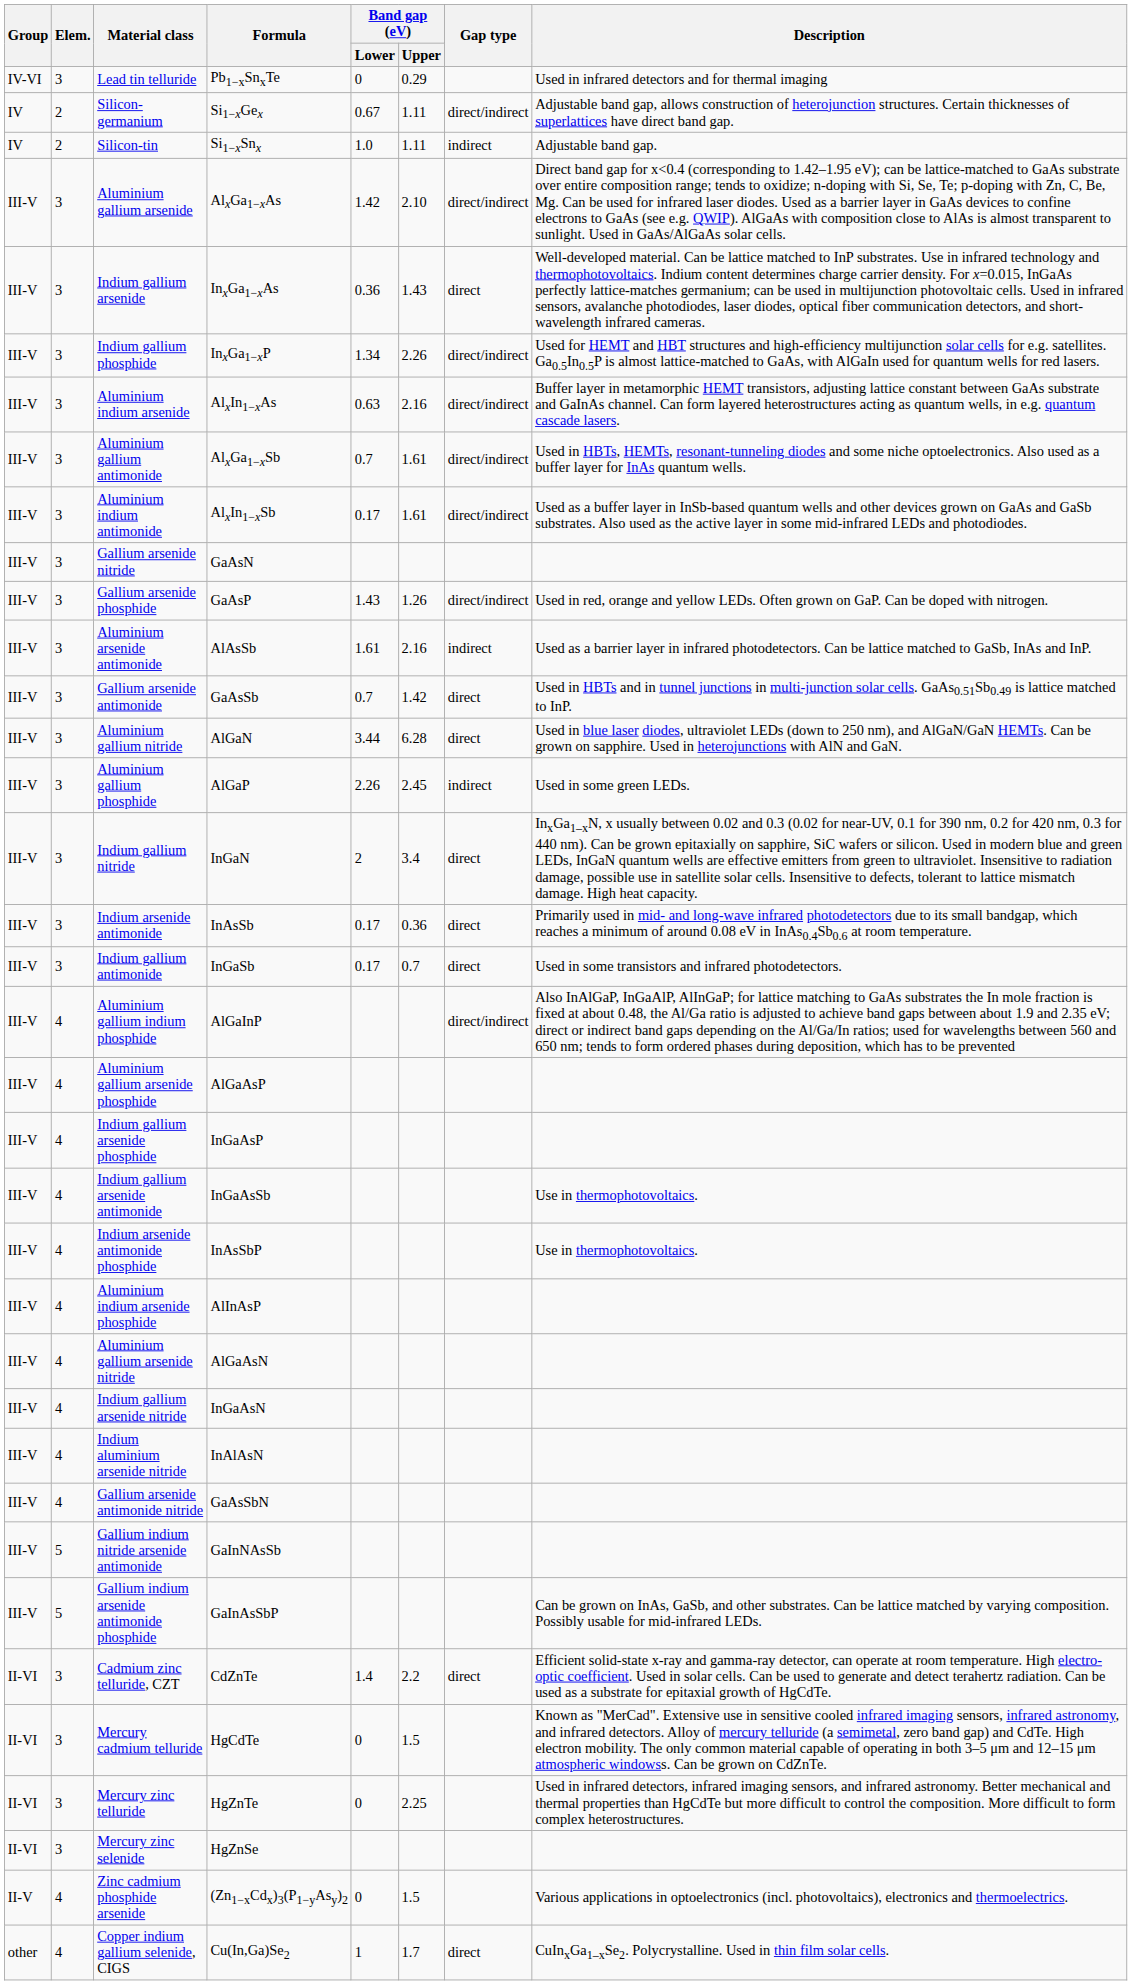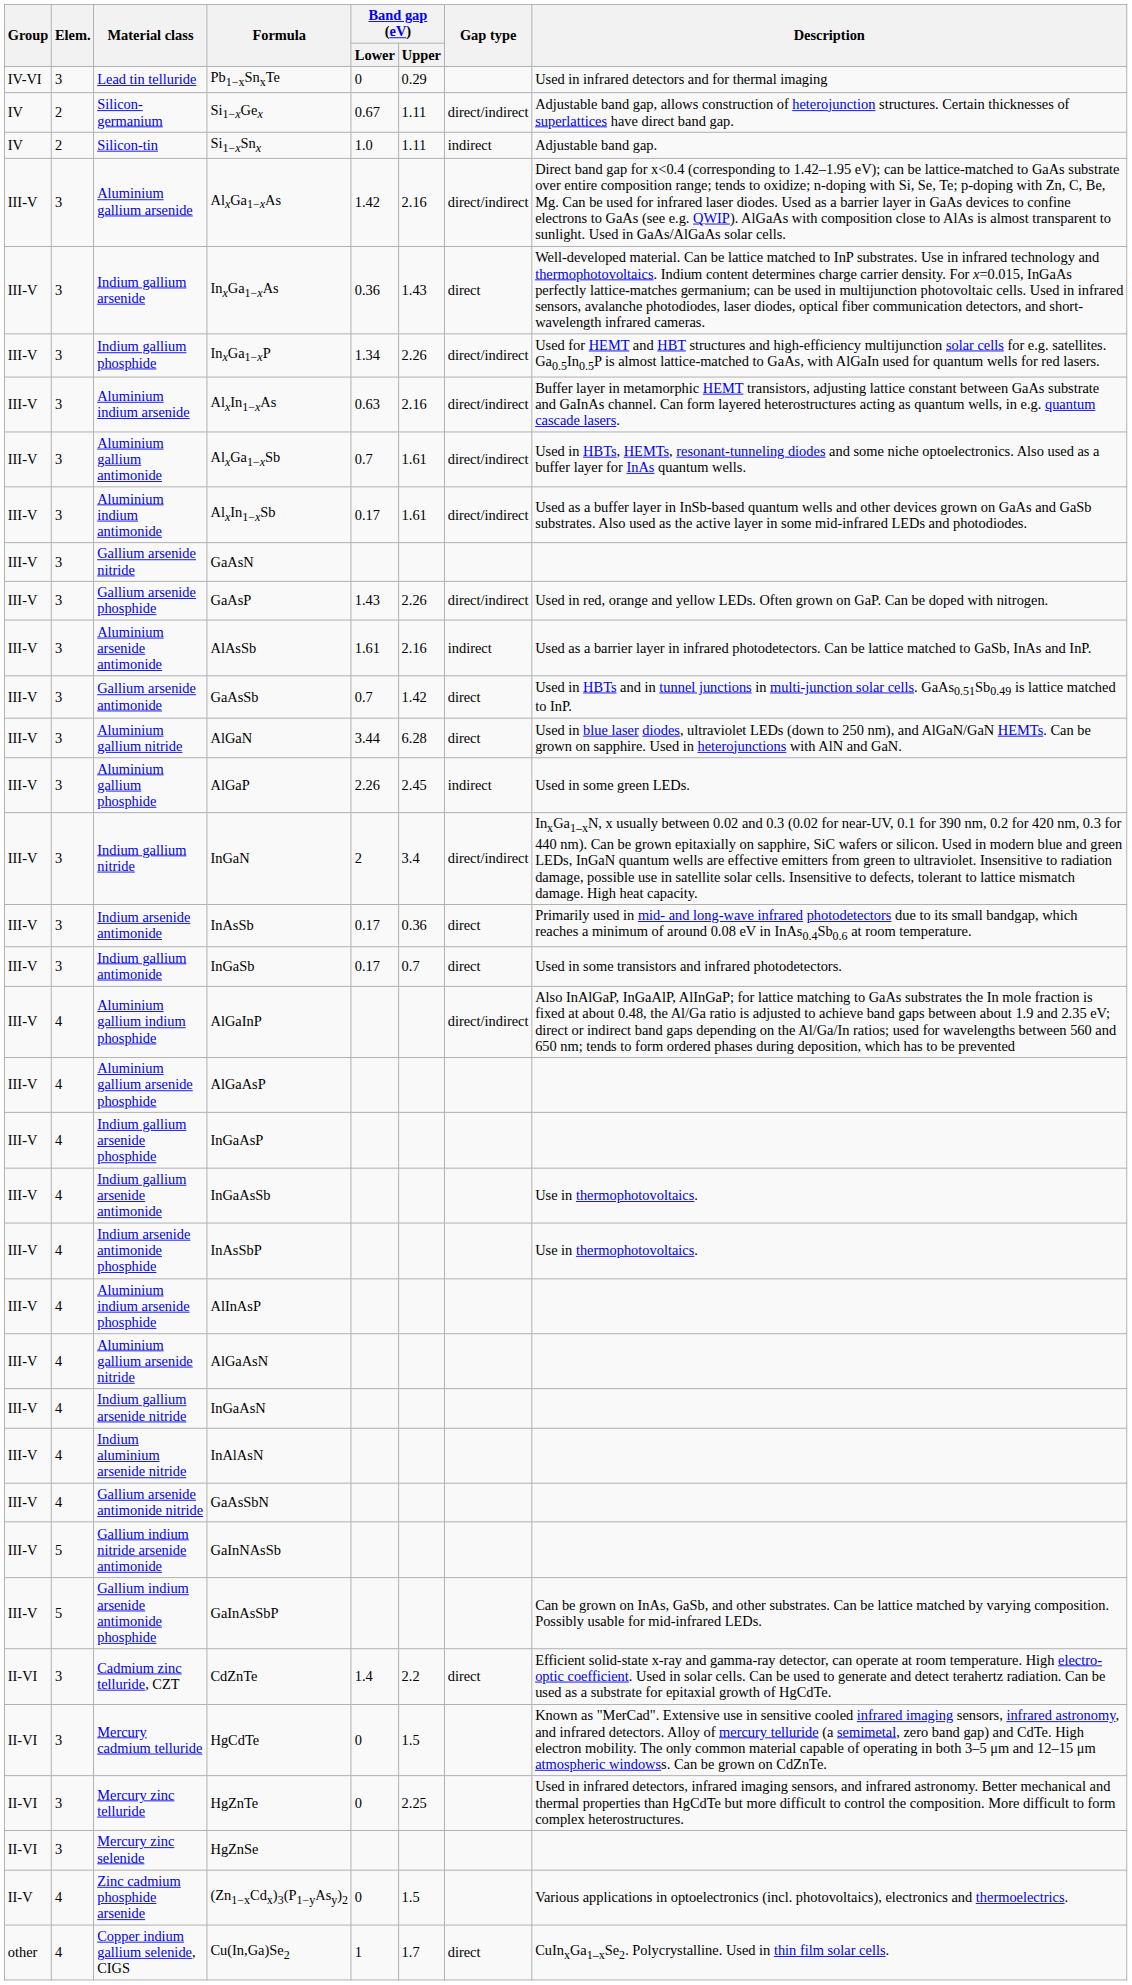(414, 202) 2.10 -> (414, 202) 2.16
(414, 600) 1.26 -> (414, 600) 2.26
(464, 858) direct -> (488, 858) direct/indirect
